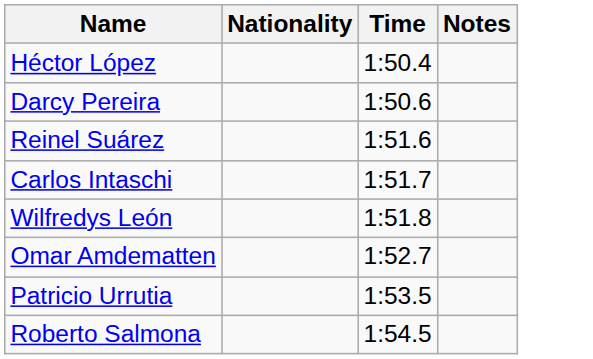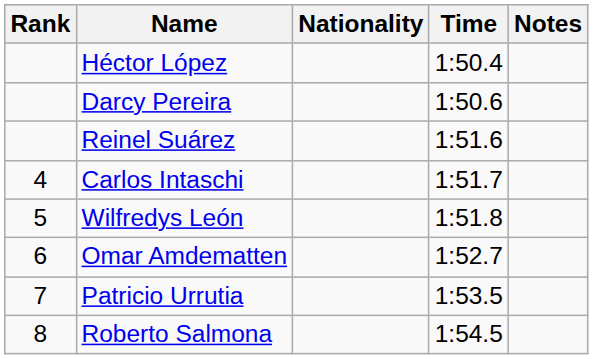+ column: (40, 23)
